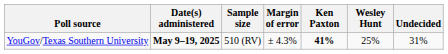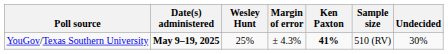columns swapped: (243, 18) <-> (370, 18)
(418, 41) 31% -> (418, 41) 30%
